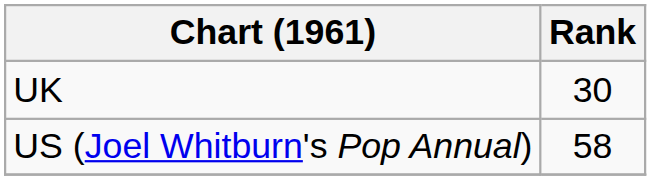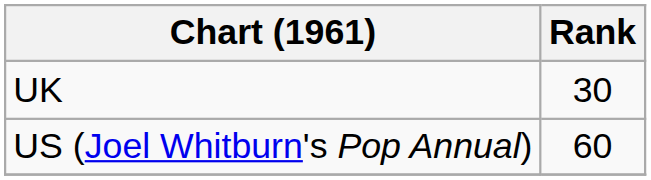(593, 145) 58 -> (593, 145) 60
